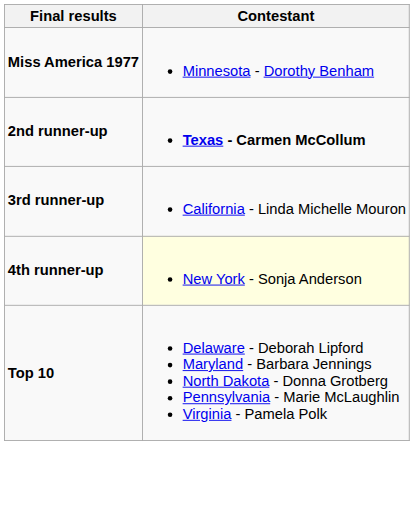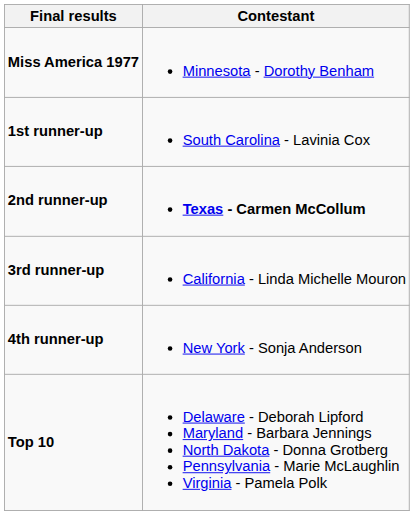+ row: (55, 131)
(276, 279) lightyellow background -> (276, 348) no background
